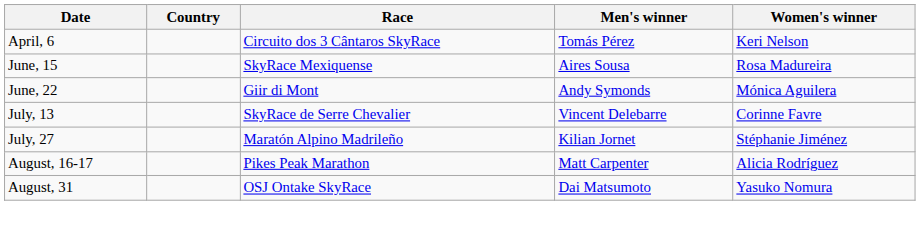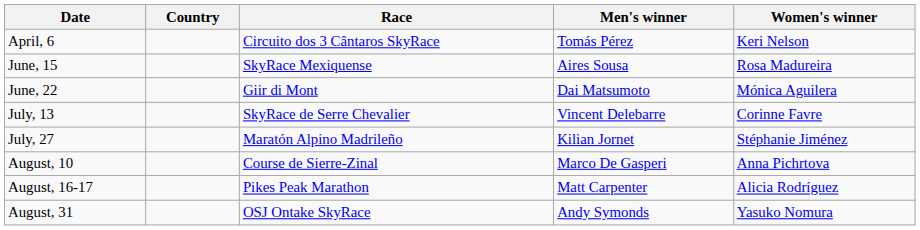(604, 90) Andy Symonds -> (603, 90) Dai Matsumoto
+ row: (41, 163)
(605, 188) Dai Matsumoto -> (603, 212) Andy Symonds
